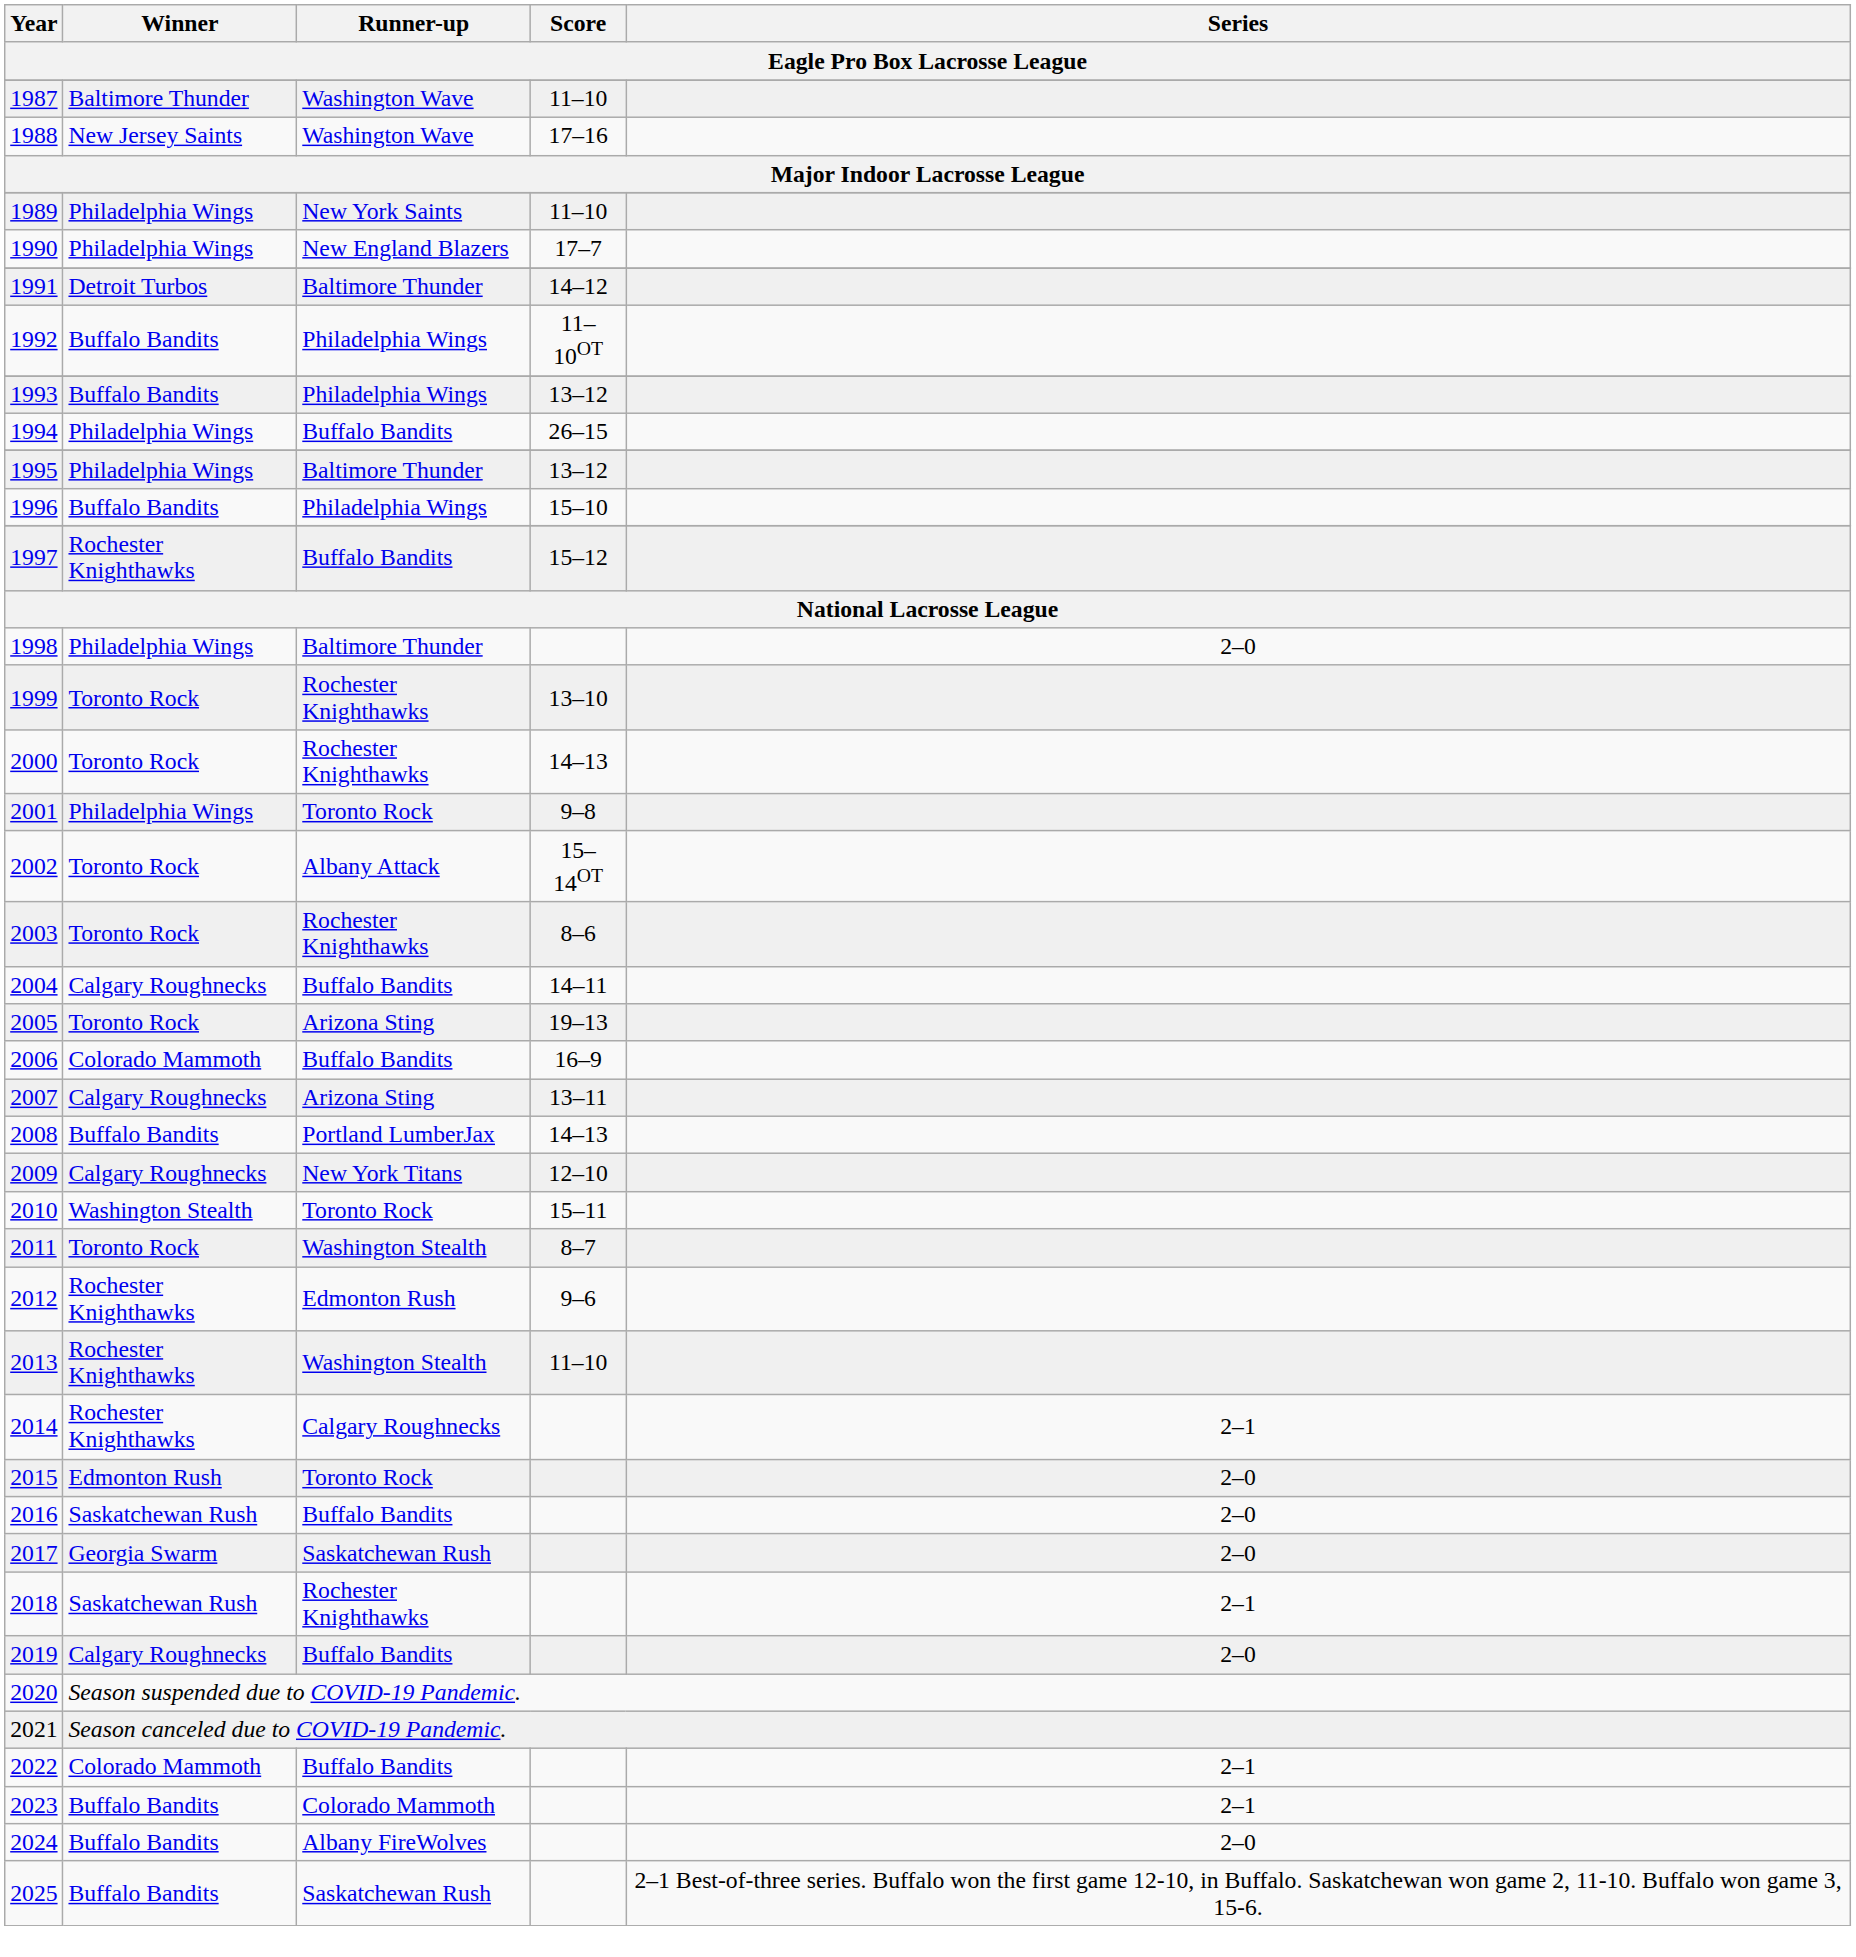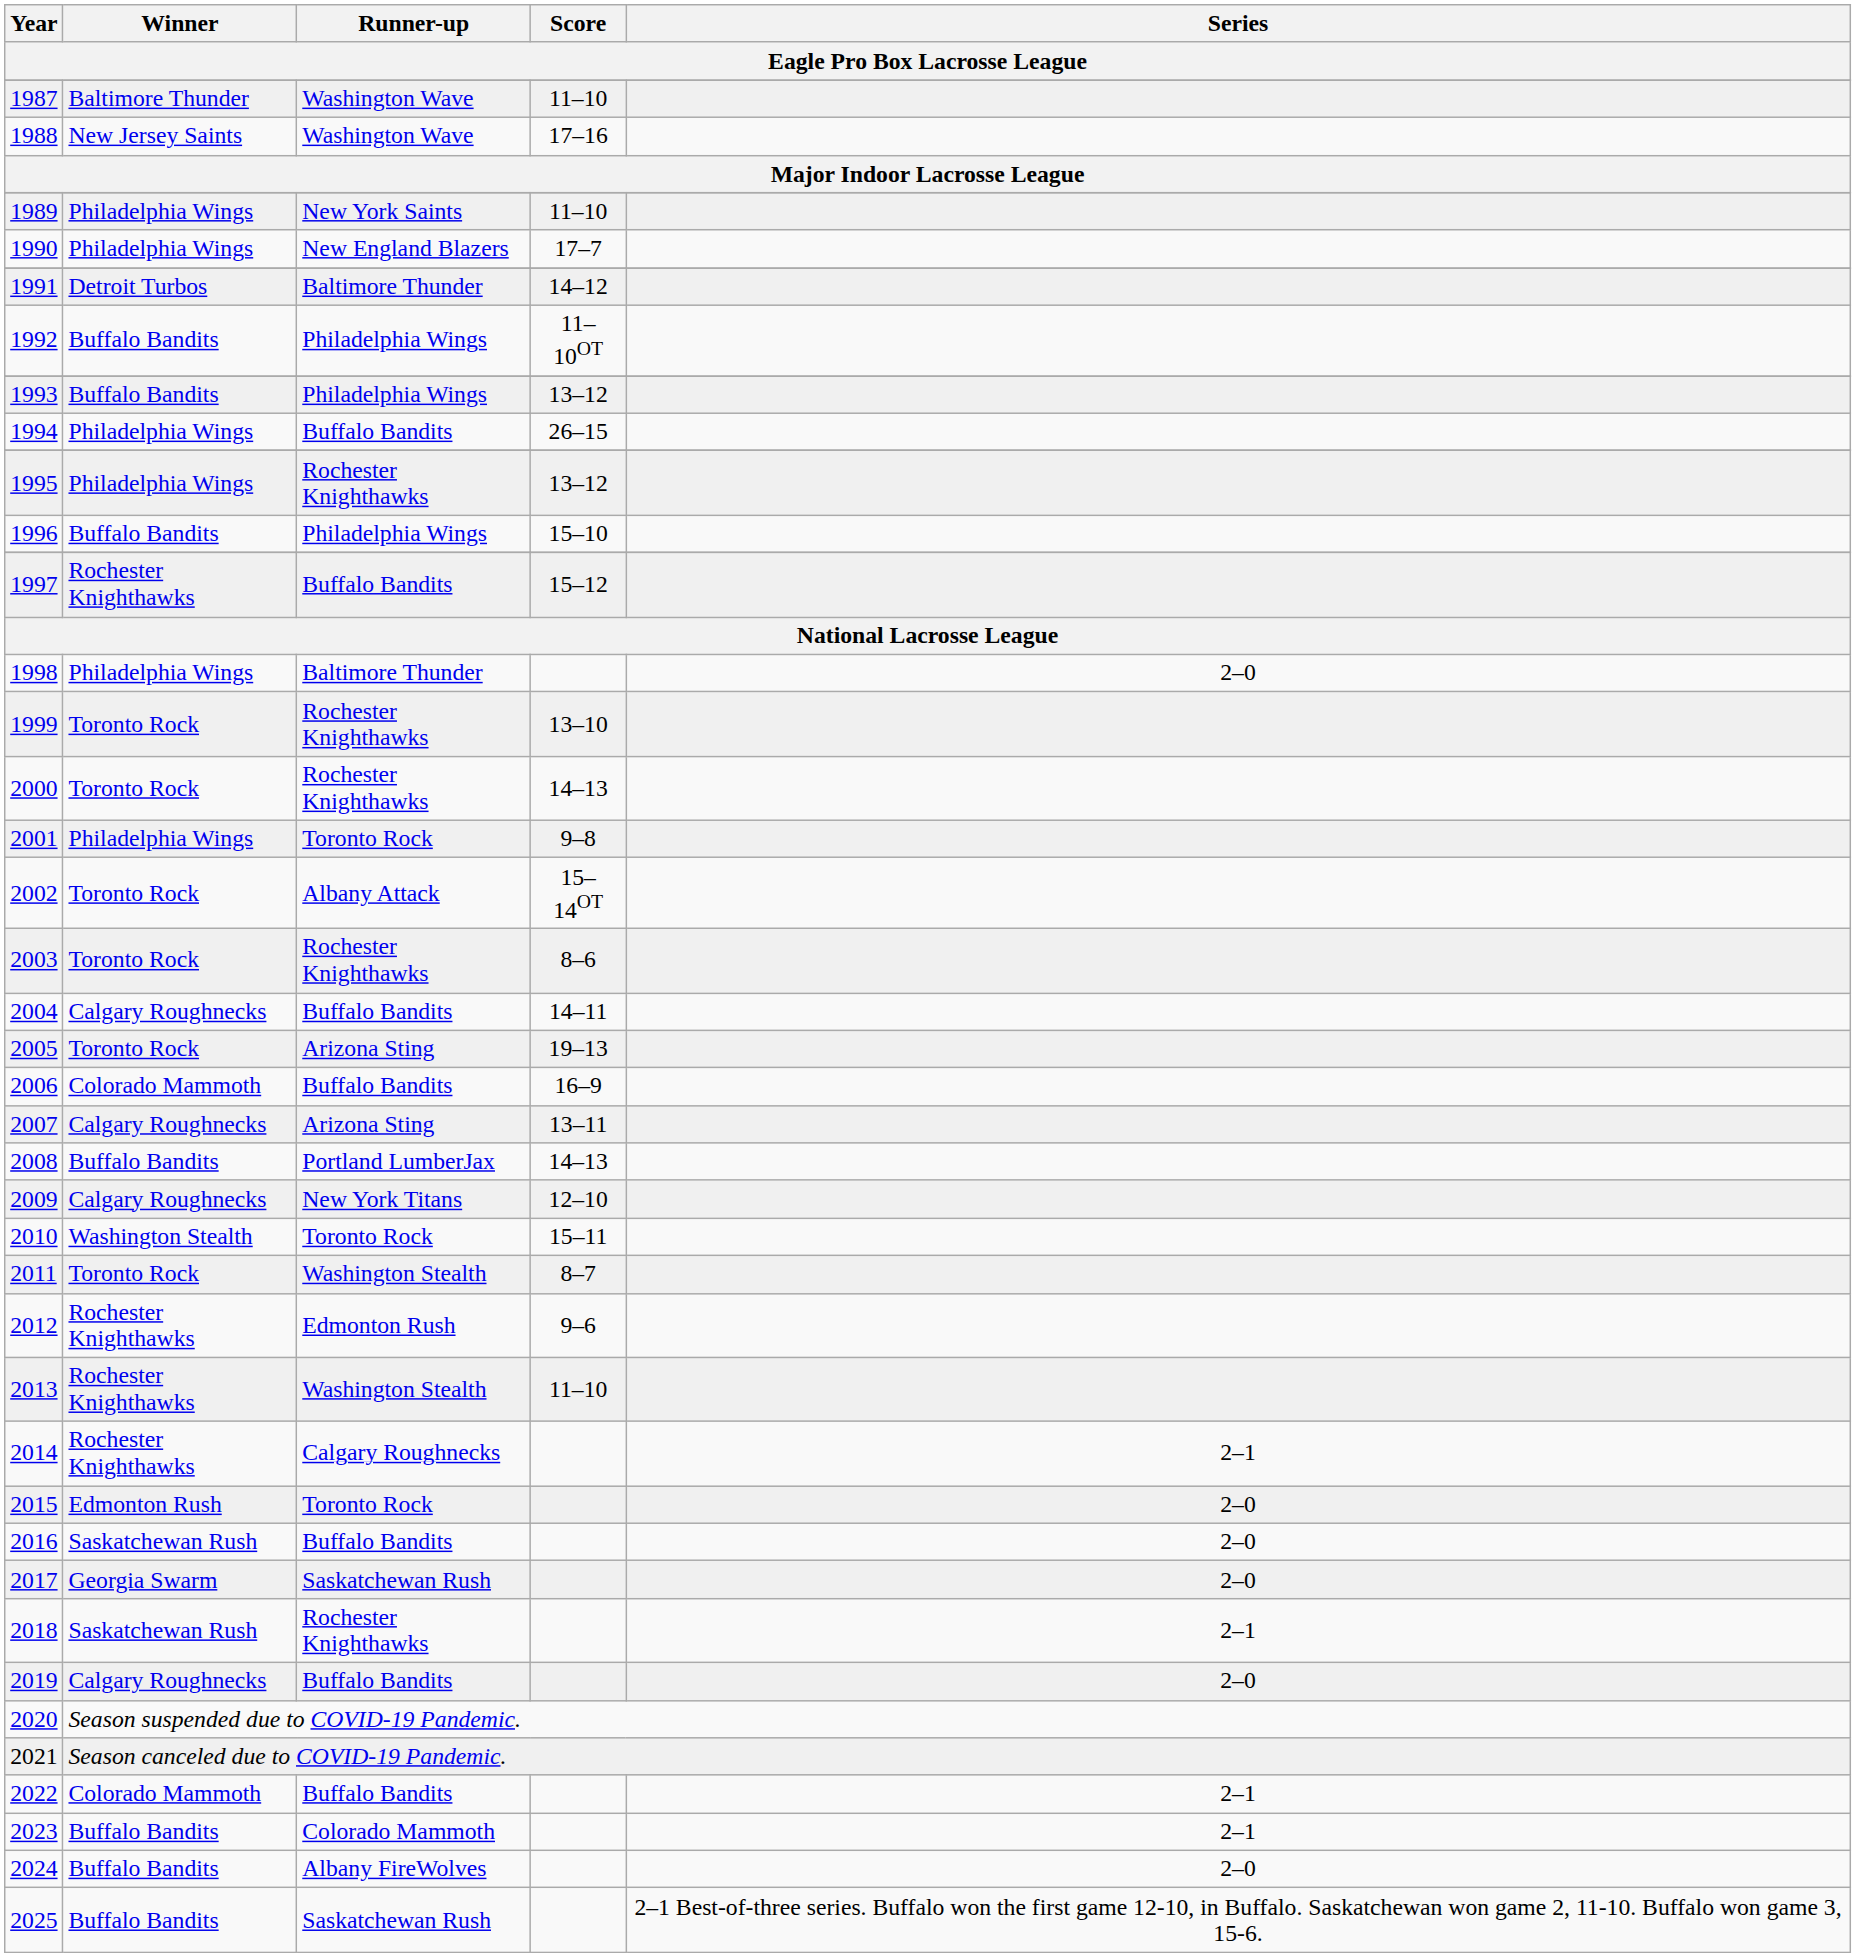(392, 469) Baltimore Thunder -> (365, 482) Rochester Knighthawks
